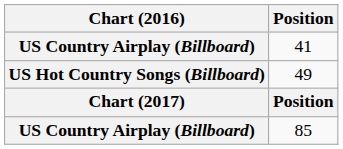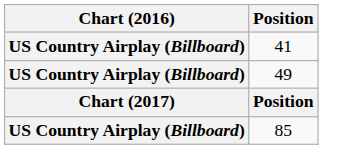(137, 74) US Hot Country Songs (Billboard) -> (127, 74) US Country Airplay (Billboard)
